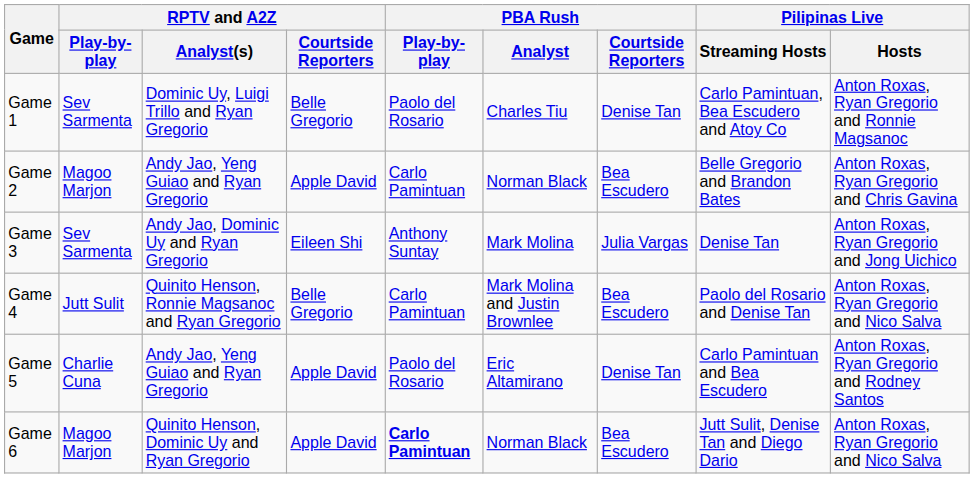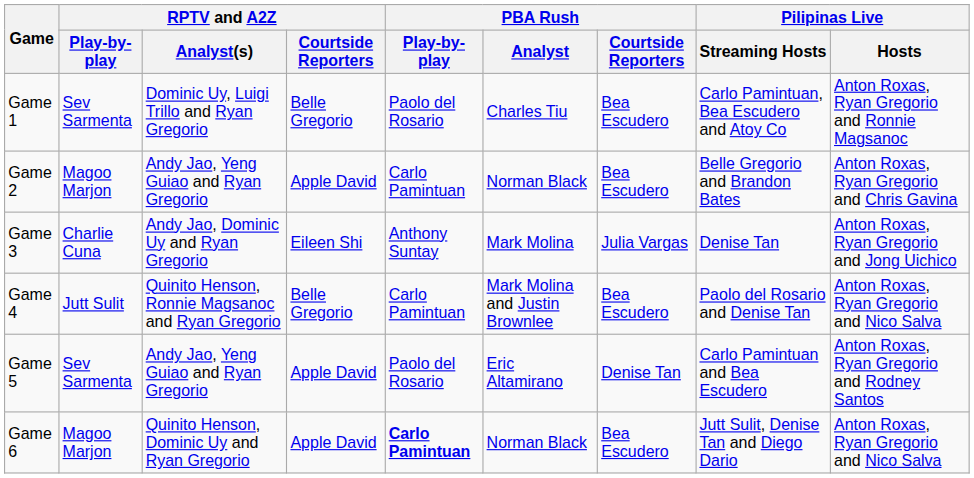(641, 112) Denise Tan -> (635, 112) Bea Escudero
(97, 243) Sev Sarmenta -> (88, 243) Charlie Cuna
(88, 373) Charlie Cuna -> (97, 373) Sev Sarmenta
